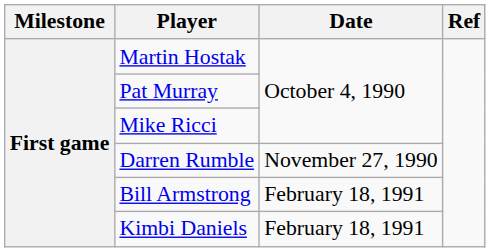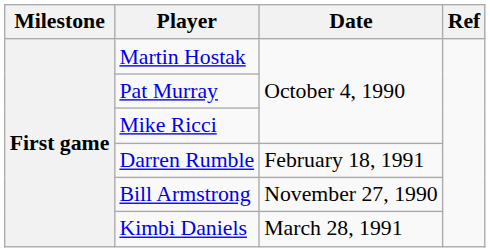(351, 159) November 27, 1990 -> (344, 159) February 18, 1991
(344, 194) February 18, 1991 -> (351, 194) November 27, 1990
(344, 228) February 18, 1991 -> (333, 228) March 28, 1991
